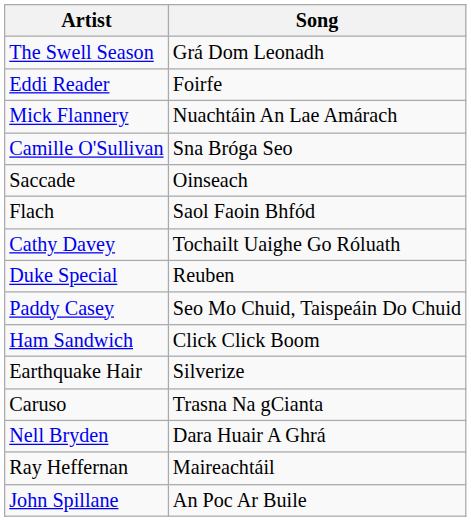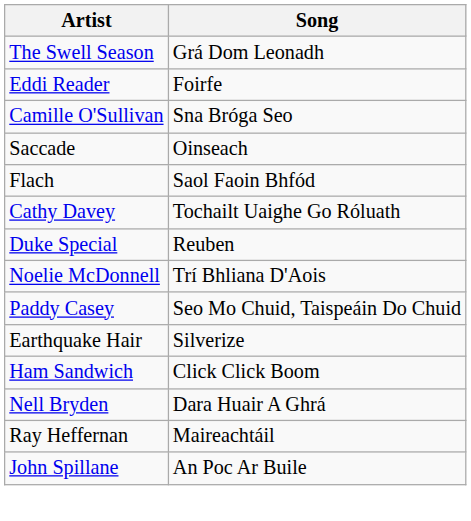- row: (69, 116)
+ row: (85, 276)
rows swapped: (71, 340) <-> (76, 372)
- row: (38, 404)
